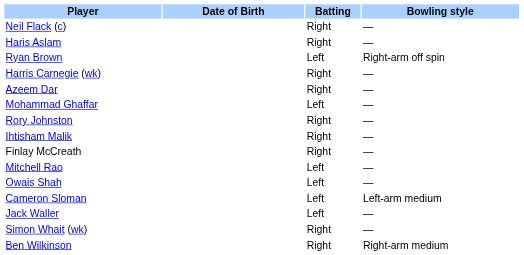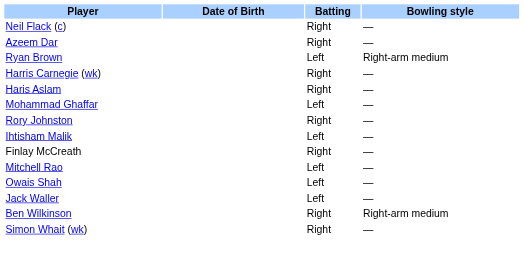rows swapped: (33, 42) <-> (32, 89)
(404, 58) Right-arm off spin -> (406, 58) Right-arm medium
(319, 136) Right -> (315, 136) Left
- row: (46, 198)
rows swapped: (46, 230) <-> (39, 245)
